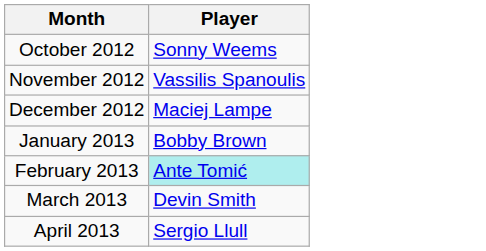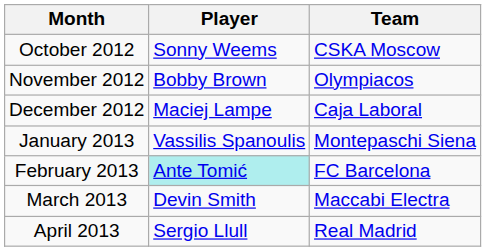+ column: (395, 19)
(229, 79) Vassilis Spanoulis -> (210, 79) Bobby Brown
(210, 140) Bobby Brown -> (229, 140) Vassilis Spanoulis
